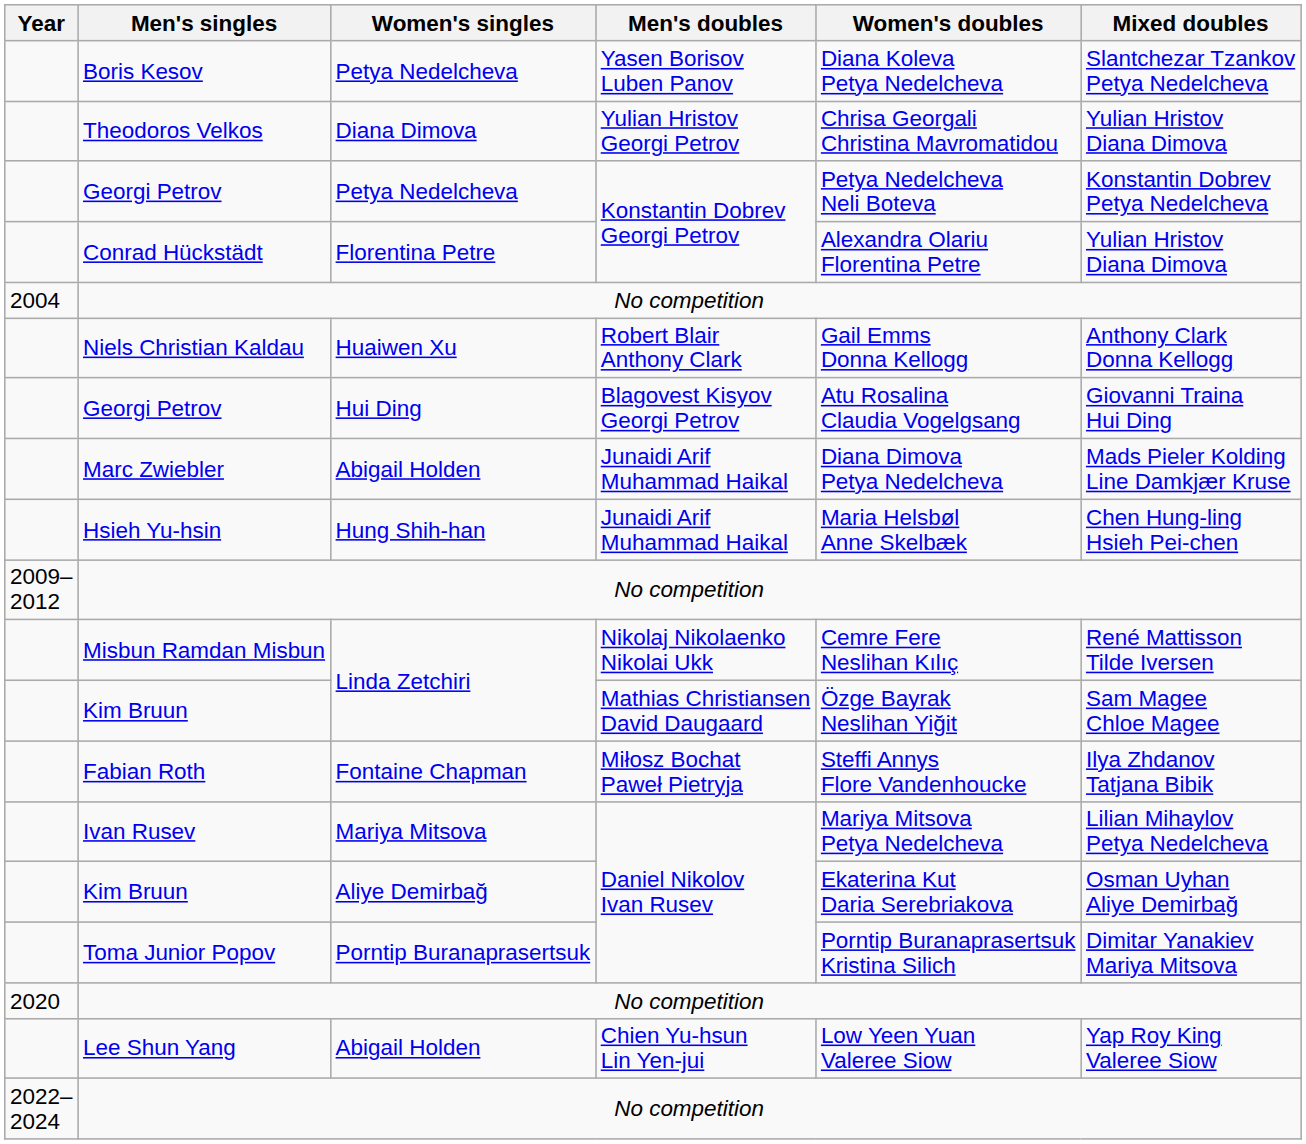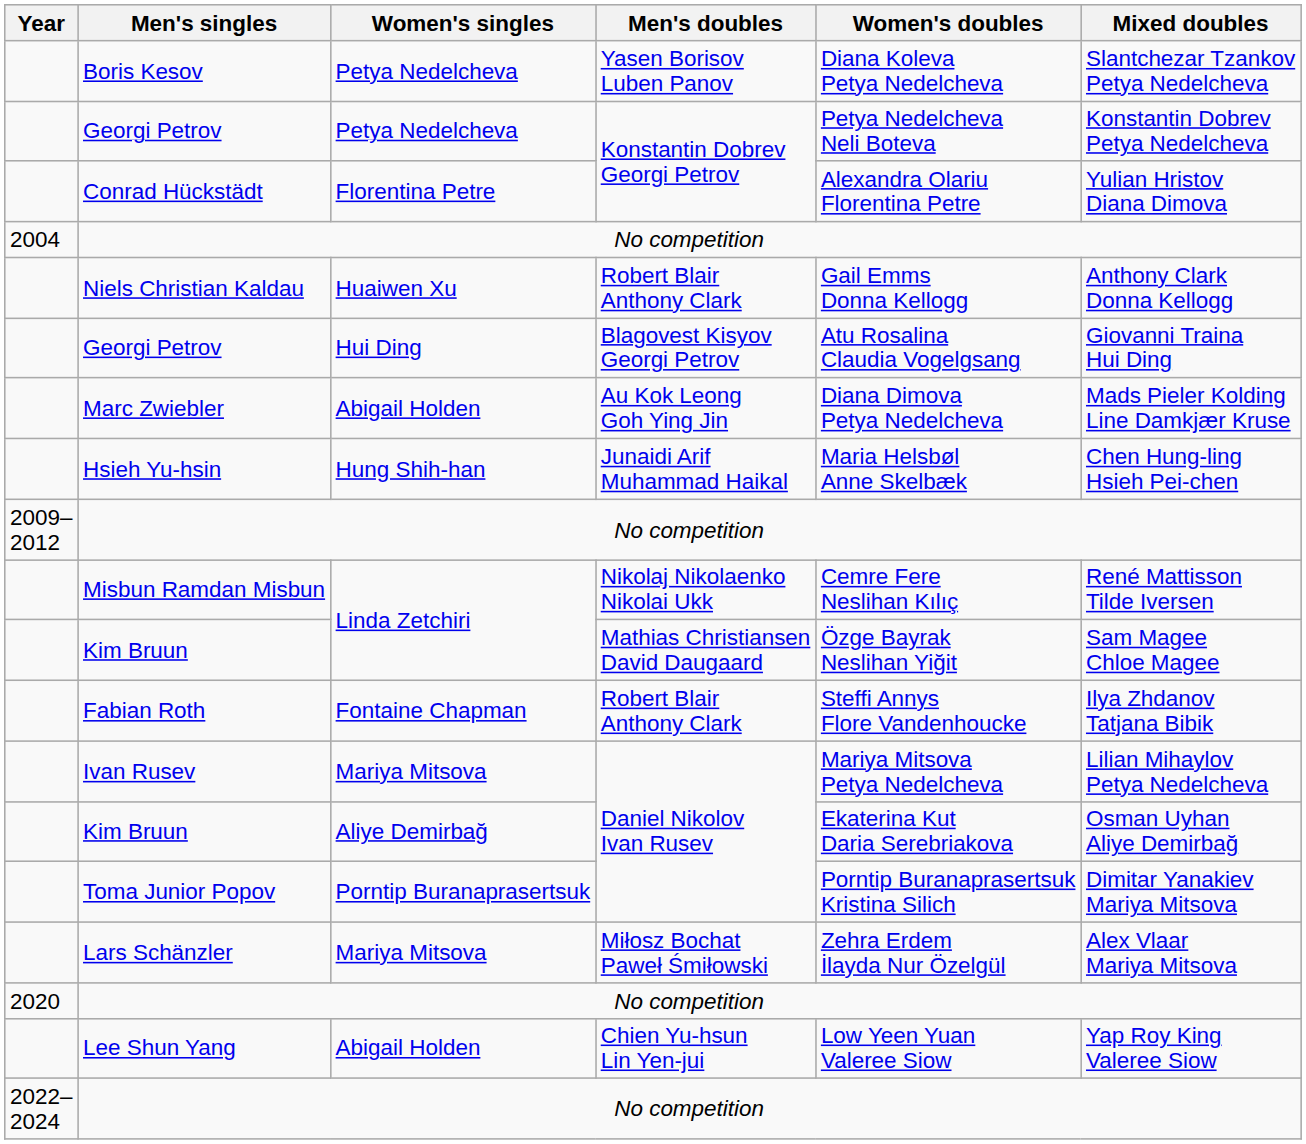- row: (41, 131)
(694, 469) Junaidi Arif Muhammad Haikal -> (671, 409) Au Kok Leong Goh Ying Jin
(672, 771) Miłosz Bochat Paweł Pietryja -> (671, 711) Robert Blair Anthony Clark
+ row: (41, 953)
